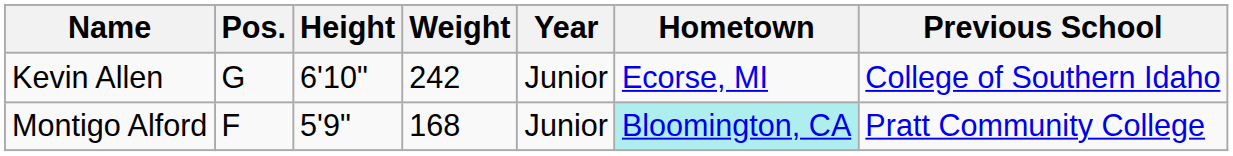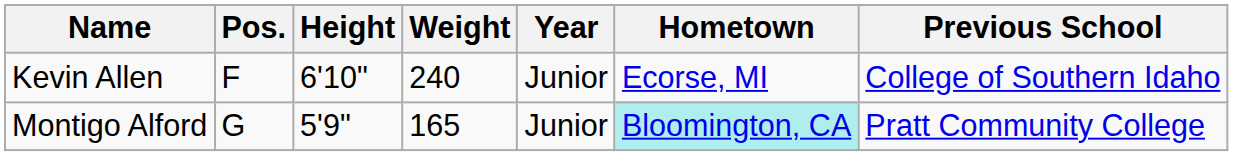(233, 77) G -> (231, 77) F
(435, 77) 242 -> (435, 77) 240
(231, 125) F -> (233, 125) G
(435, 125) 168 -> (435, 125) 165
